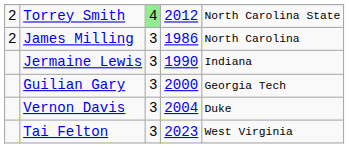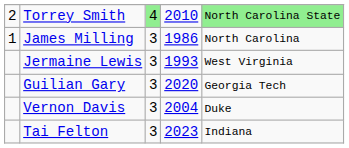(181, 16) 2012 -> (181, 16) 2010
(272, 16) no background -> (272, 16) lightgreen background
(12, 39) 2 -> (12, 39) 1
(181, 62) 1990 -> (181, 62) 1993
(228, 62) Indiana -> (249, 62) West Virginia
(181, 85) 2000 -> (181, 85) 2020
(249, 132) West Virginia -> (228, 132) Indiana
